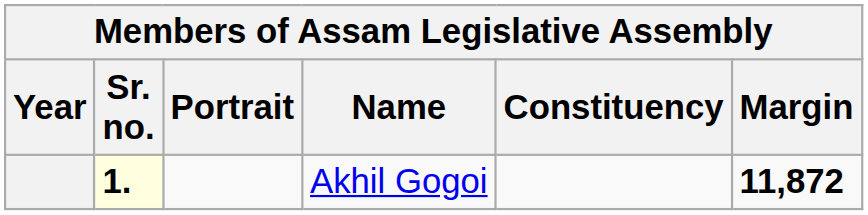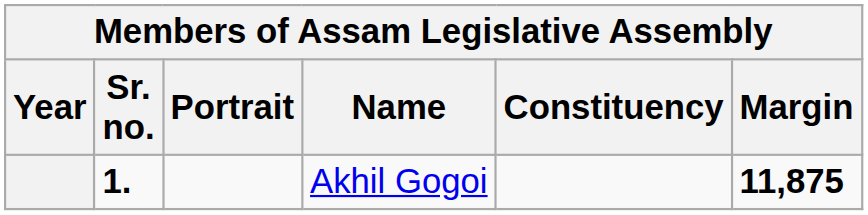(117, 181) lightyellow background -> (117, 181) no background
(792, 181) 11,872 -> (792, 181) 11,875
